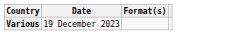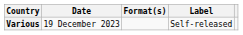+ column: (201, 11)
